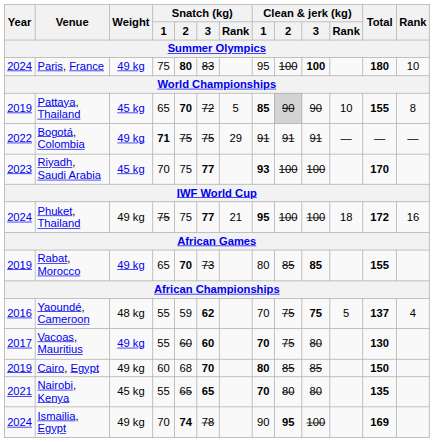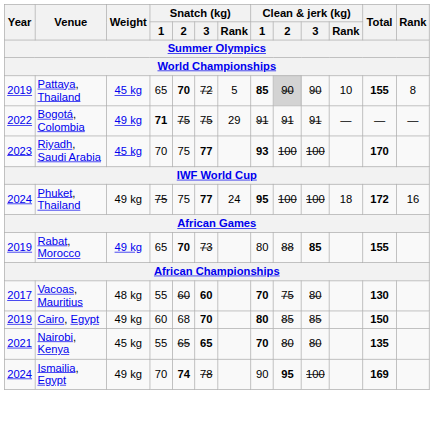- row: (71, 66)
(236, 217) 21 -> (234, 199) 24
(288, 265) 85 -> (287, 247) 88
- row: (64, 313)
(131, 343) 49 kg -> (128, 295) 48 kg
